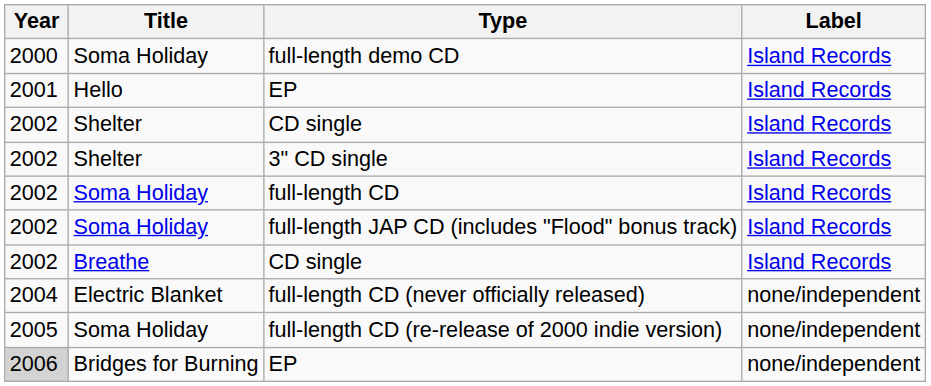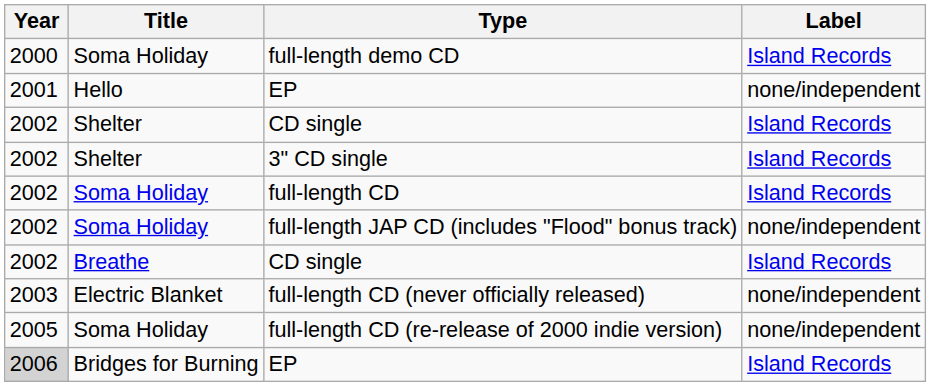(819, 90) Island Records -> (834, 90) none/independent
(819, 227) Island Records -> (834, 227) none/independent
(34, 295) 2004 -> (34, 295) 2003
(834, 364) none/independent -> (819, 364) Island Records
